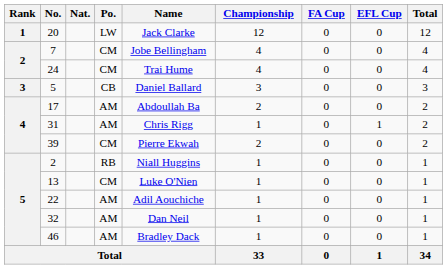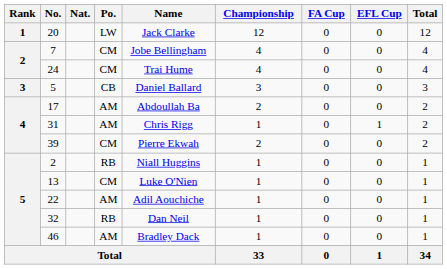(108, 217) AM -> (108, 217) RB
